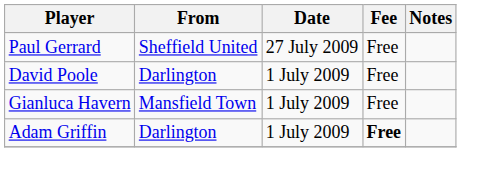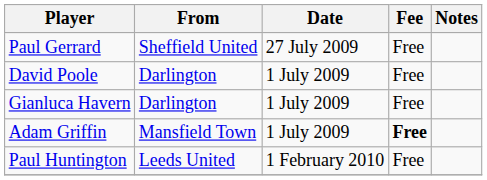(198, 103) Mansfield Town -> (178, 103) Darlington
(178, 132) Darlington -> (198, 132) Mansfield Town
+ row: (68, 160)
